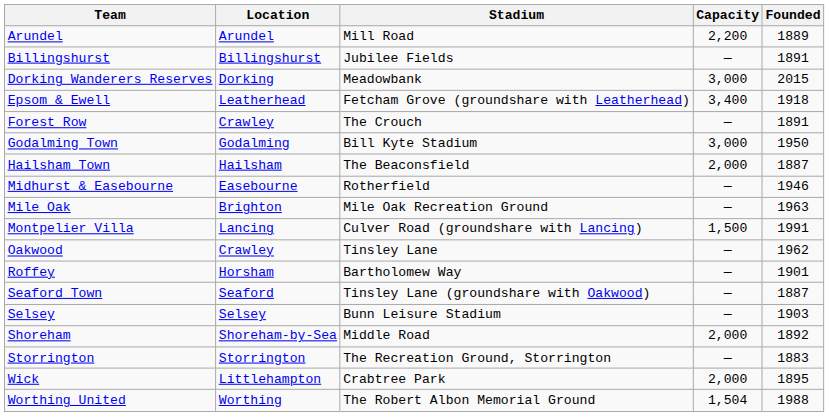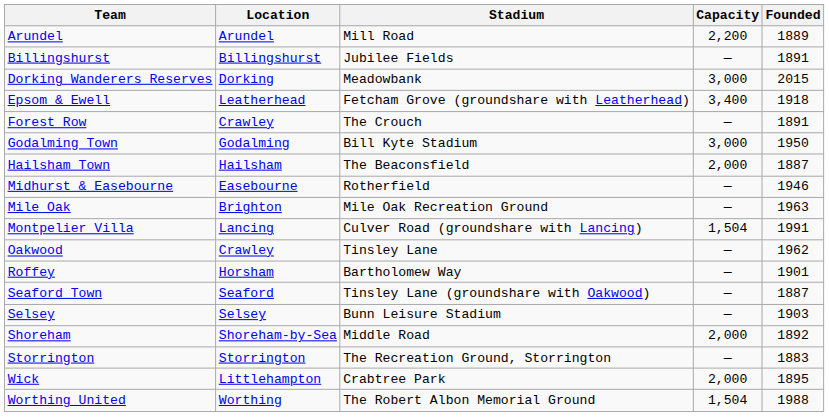(728, 229) 1,500 -> (728, 229) 1,504
